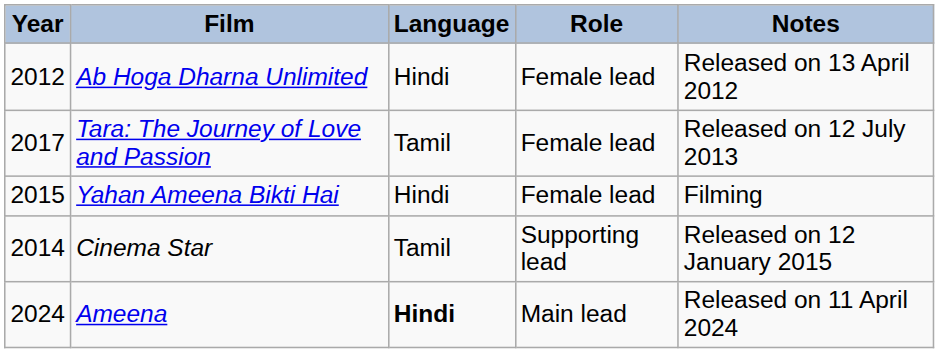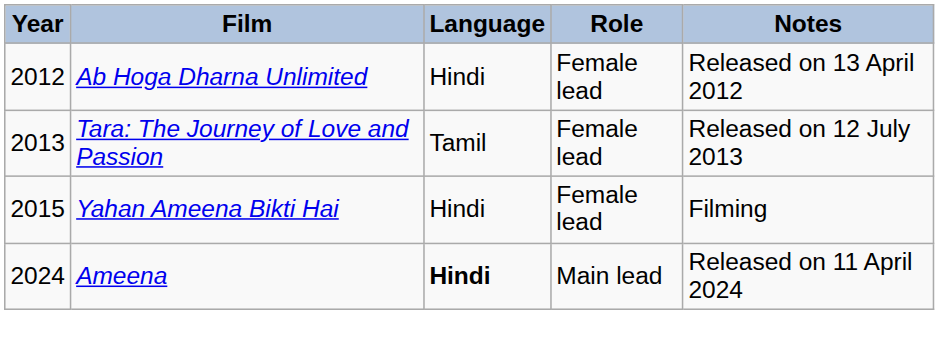(38, 142) 2017 -> (38, 142) 2013
- row: (144, 248)
